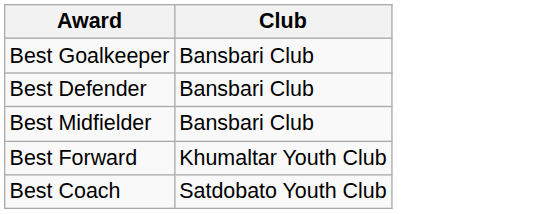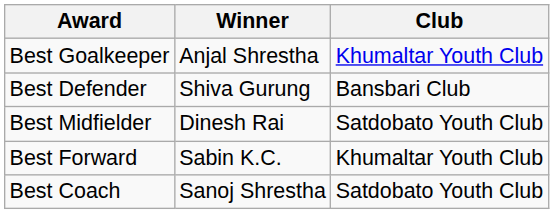+ column: (252, 21)
(247, 55) Bansbari Club -> (439, 55) Khumaltar Youth Club
(247, 123) Bansbari Club -> (439, 123) Satdobato Youth Club
